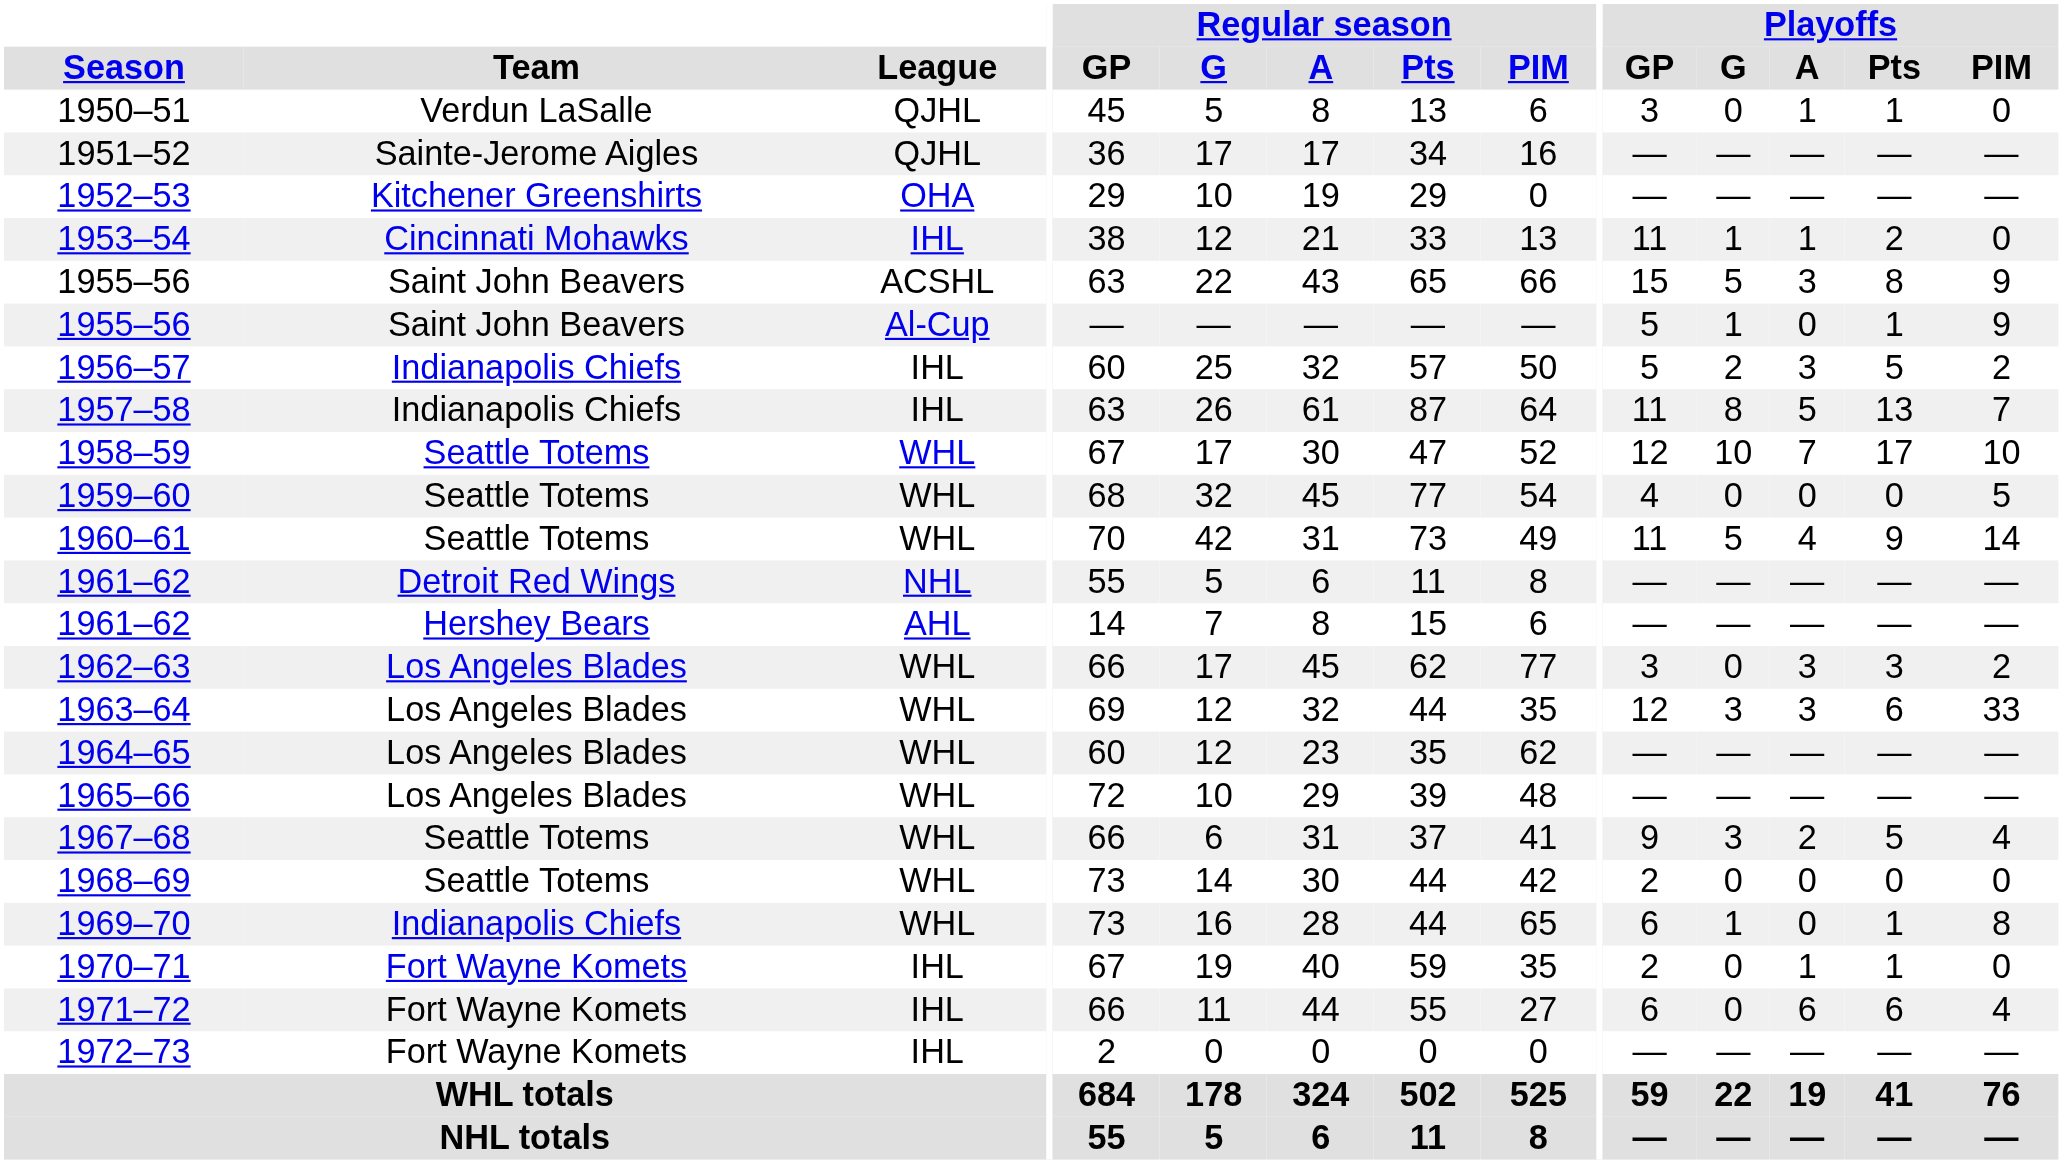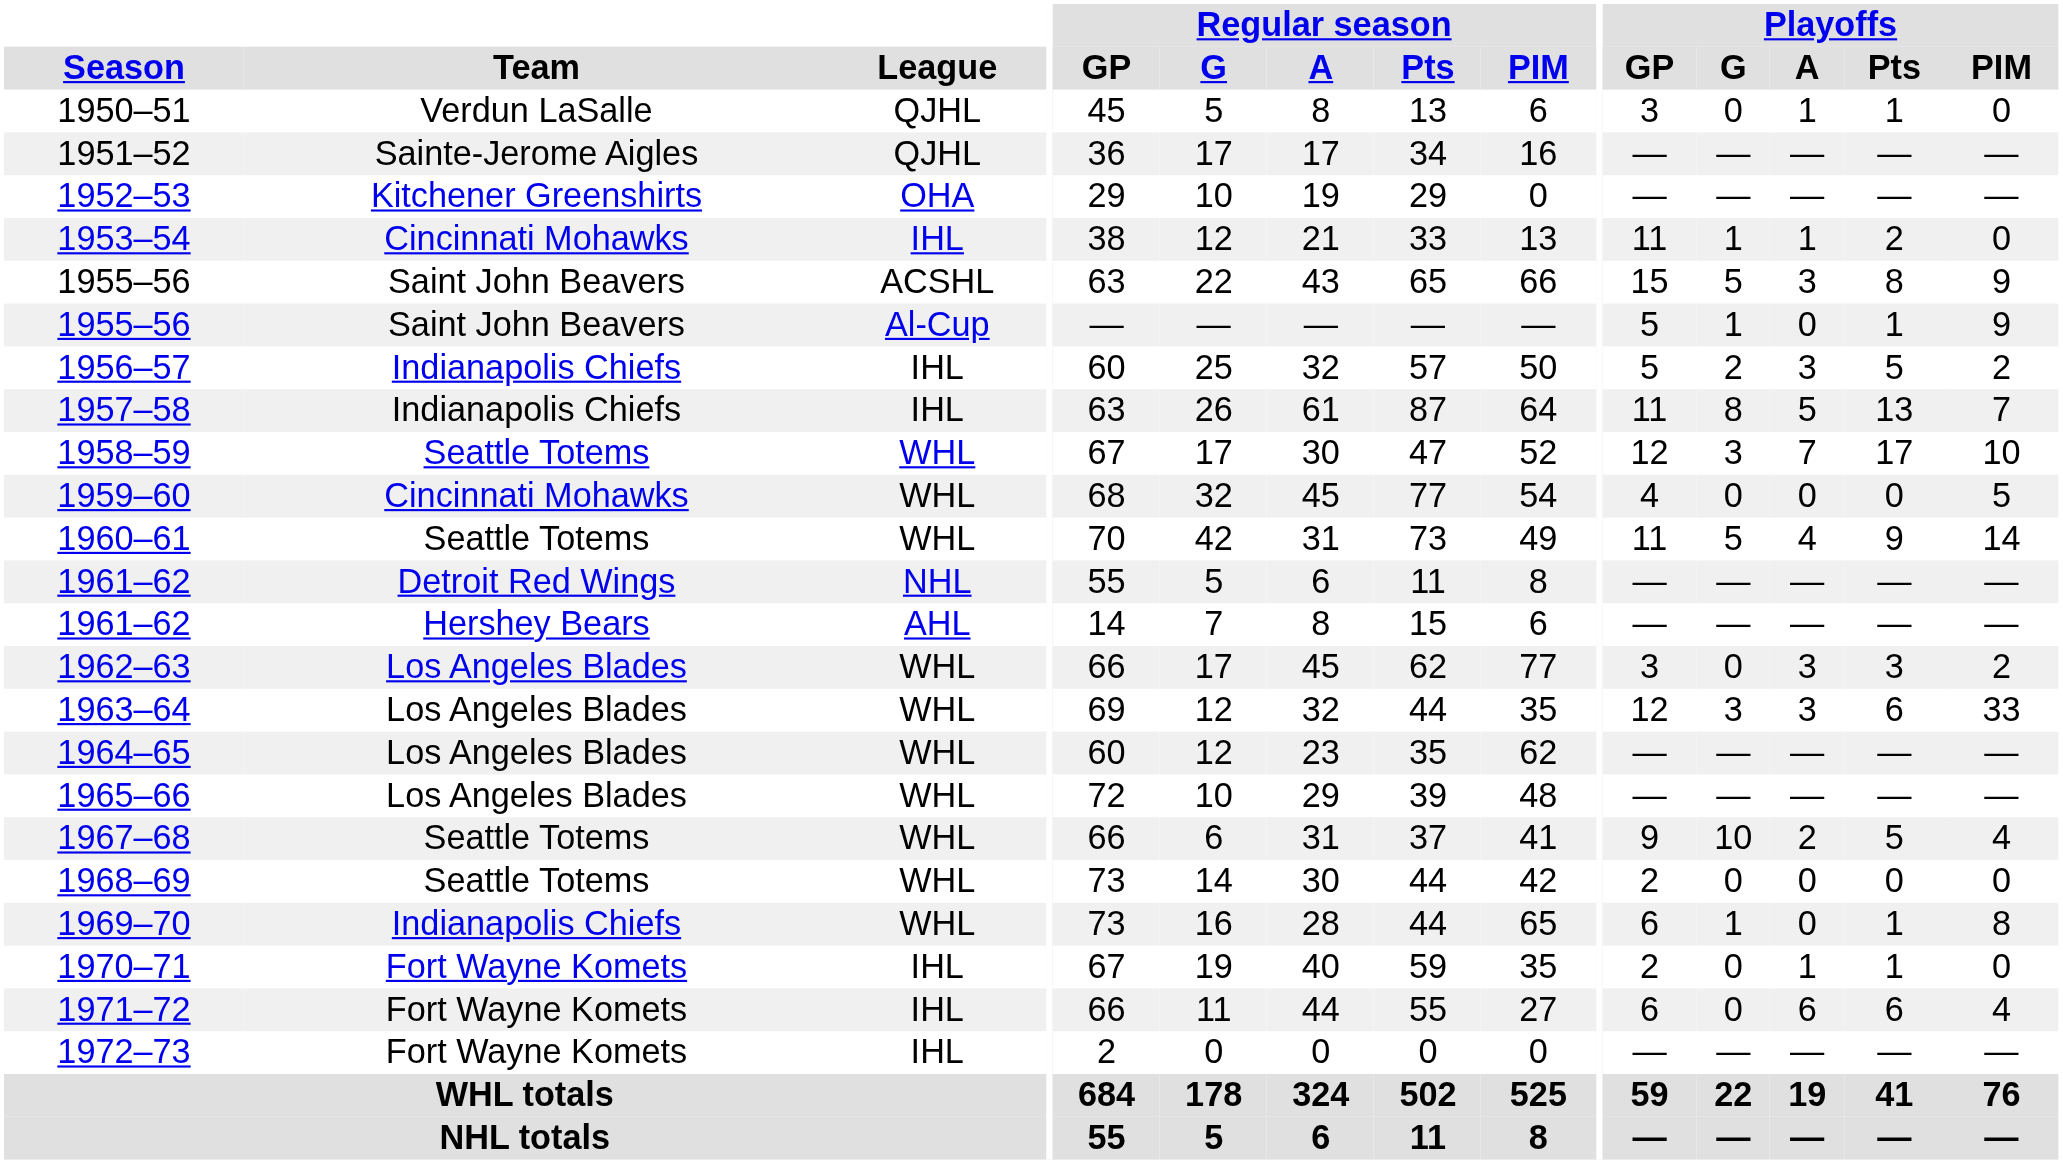(1733, 452) 10 -> (1733, 452) 3
(536, 495) Seattle Totems -> (536, 495) Cincinnati Mohawks
(1733, 838) 3 -> (1733, 838) 10
